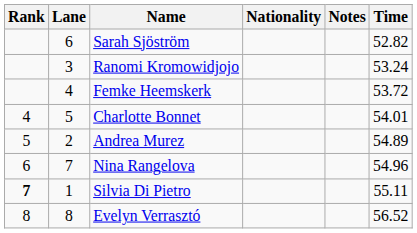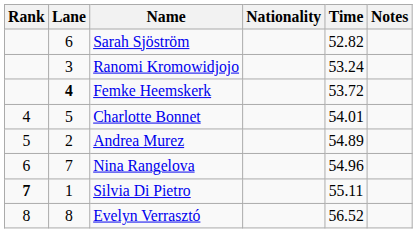columns swapped: (391, 16) <-> (347, 16)
(69, 91) normal -> (69, 91) bold
